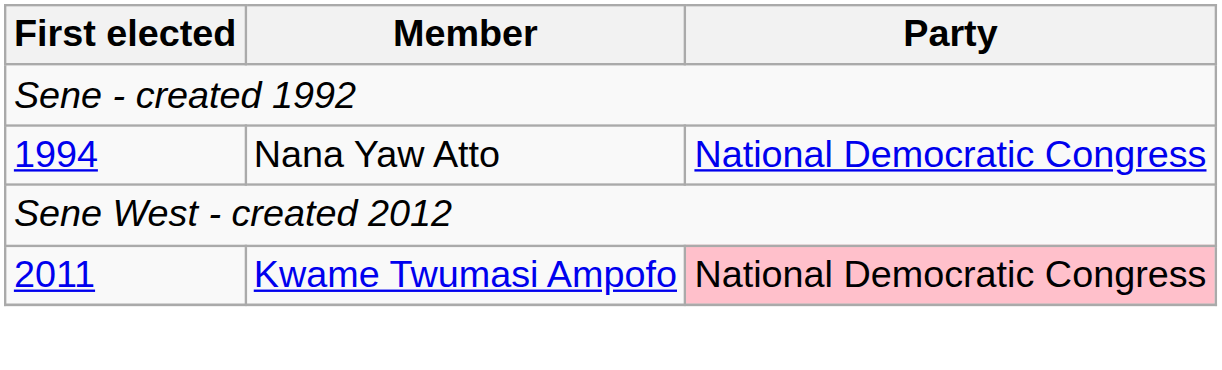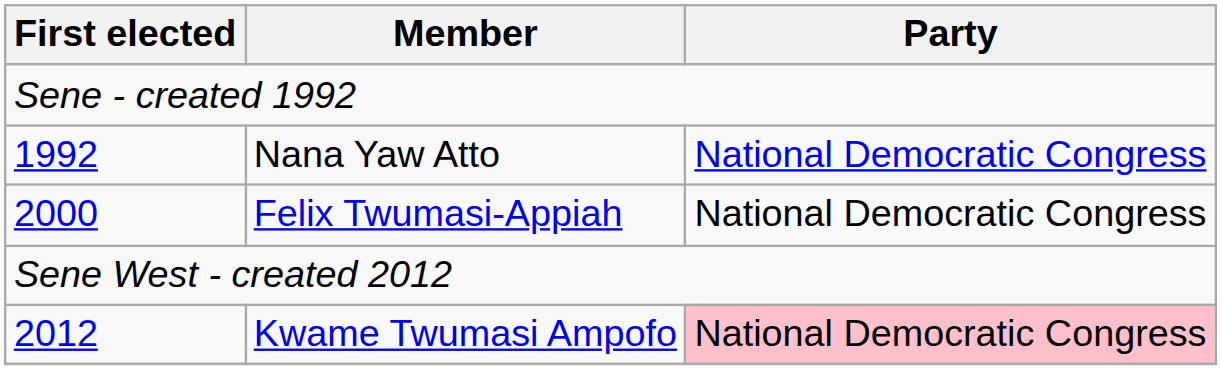(56, 154) 1994 -> (56, 154) 1992
+ row: (438, 214)
(54, 273) 2011 -> (56, 333) 2012
